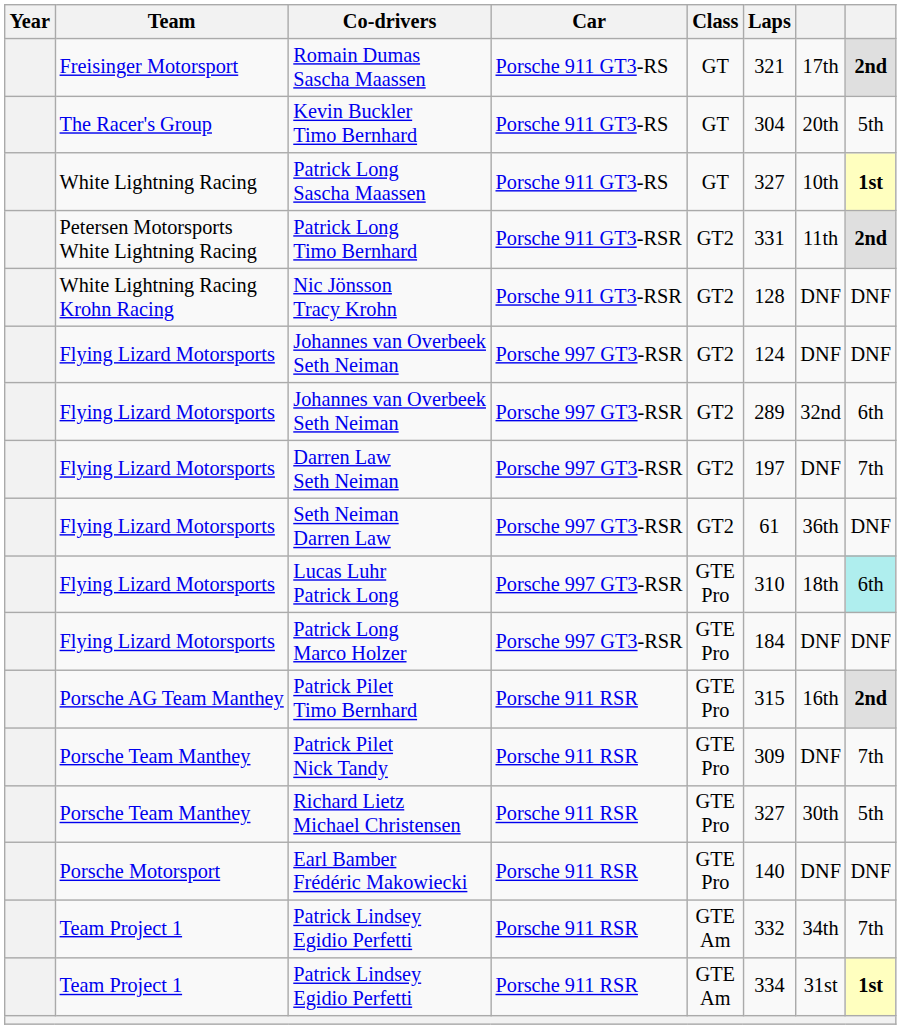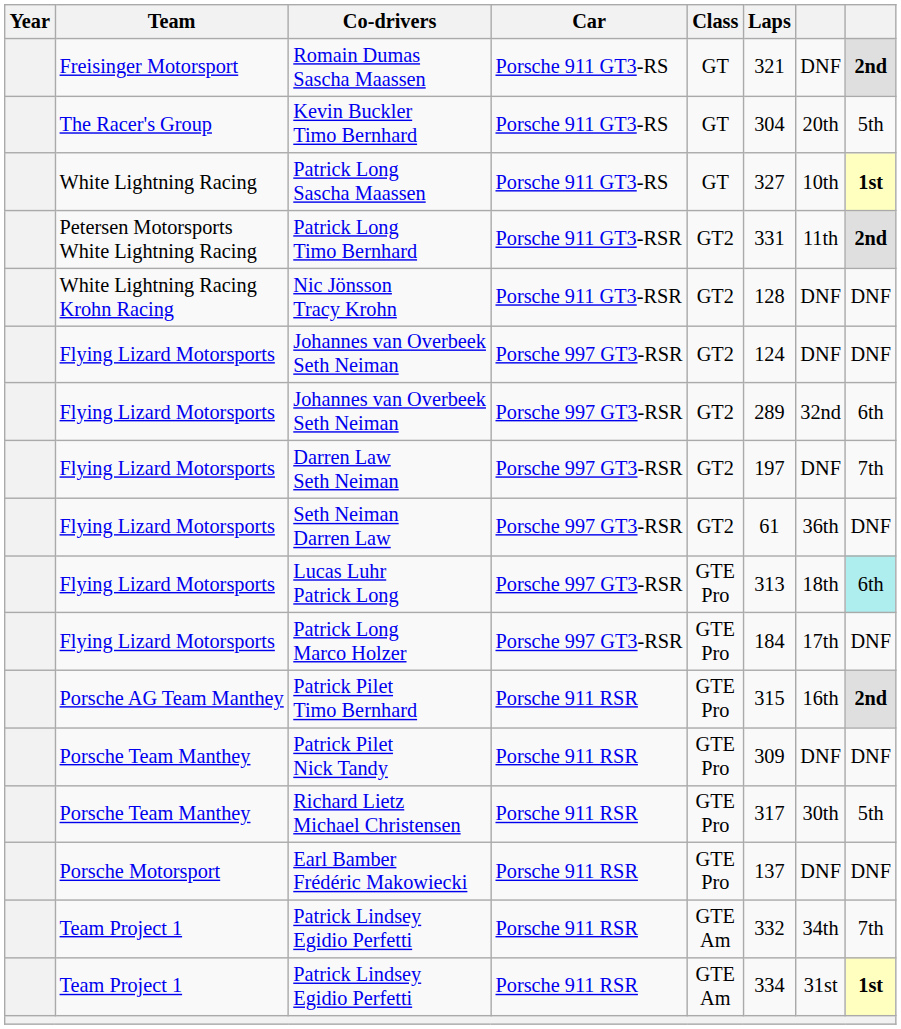(821, 67) 17th -> (821, 67) DNF
(769, 584) 310 -> (769, 584) 313
(821, 641) DNF -> (821, 641) 17th
(871, 756) 7th -> (871, 756) DNF
(769, 814) 327 -> (769, 814) 317
(769, 871) 140 -> (769, 871) 137
